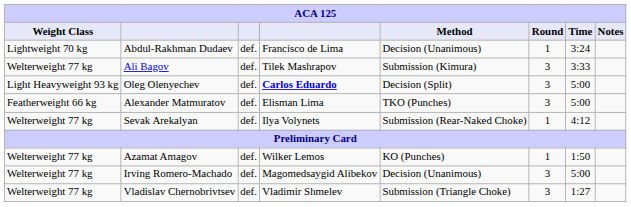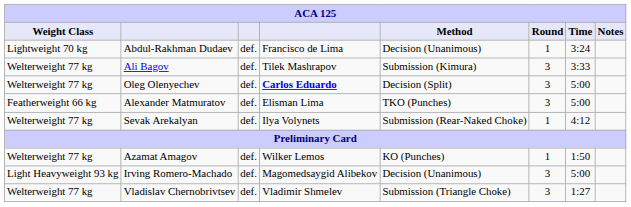(63, 84) Light Heavyweight 93 kg -> (50, 84) Welterweight 77 kg
(50, 174) Welterweight 77 kg -> (63, 174) Light Heavyweight 93 kg
